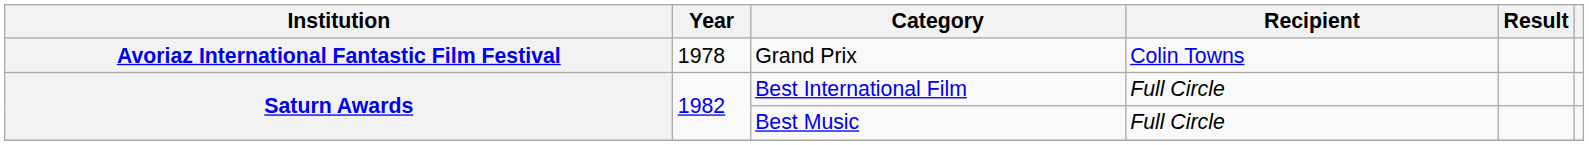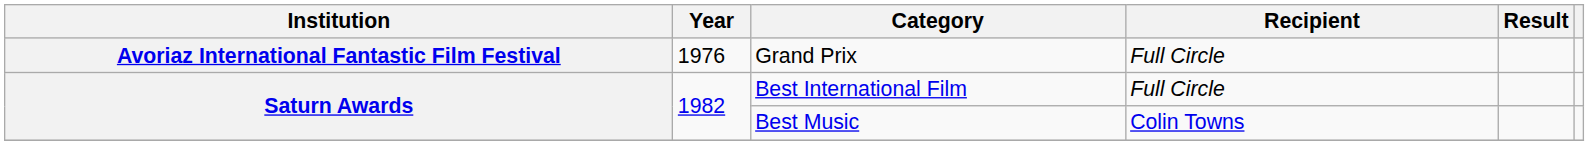(702, 55) 1978 -> (702, 55) 1976
(1187, 55) Colin Towns -> (1177, 55) Full Circle
(1177, 122) Full Circle -> (1187, 122) Colin Towns
